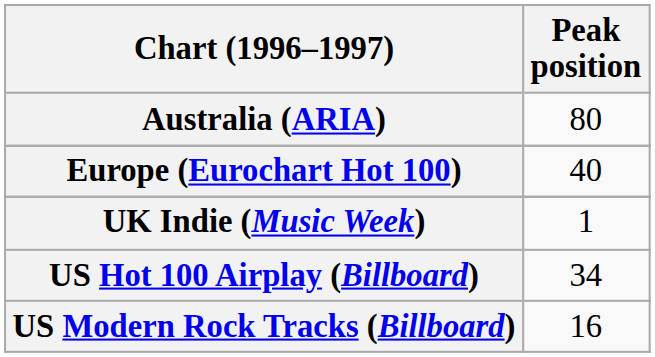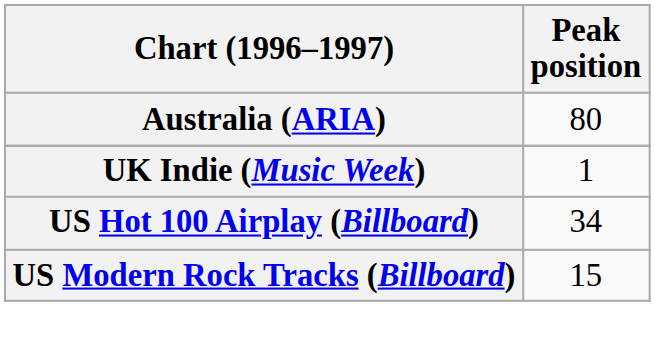- row: (264, 170)
(586, 325) 16 -> (586, 274) 15
